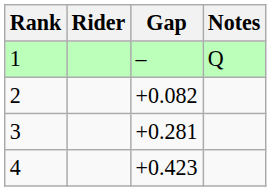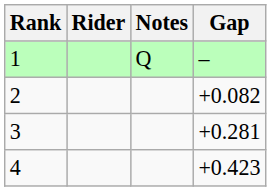columns swapped: (167, 22) <-> (234, 22)
